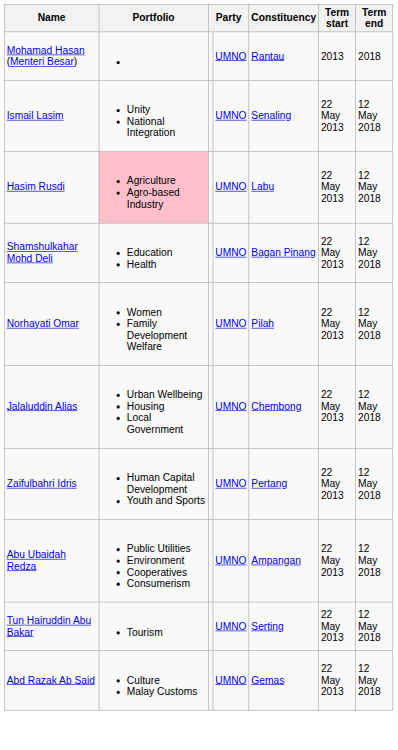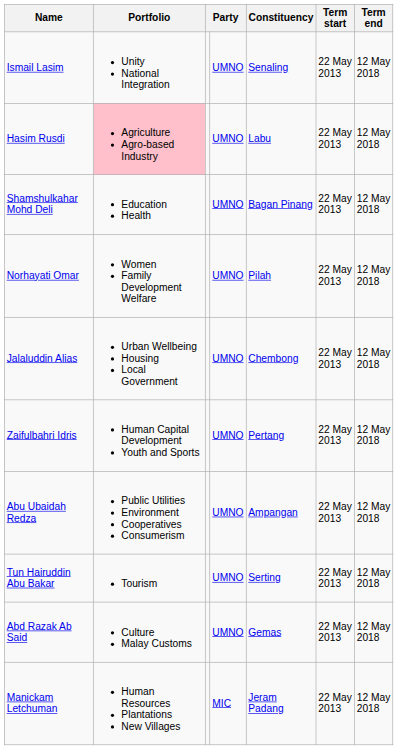- row: (46, 56)
+ row: (32, 703)
